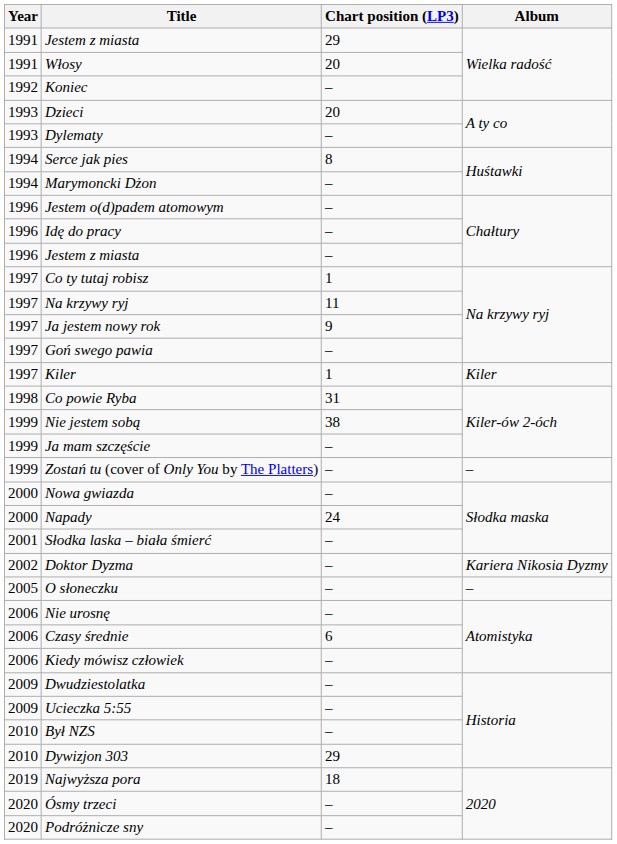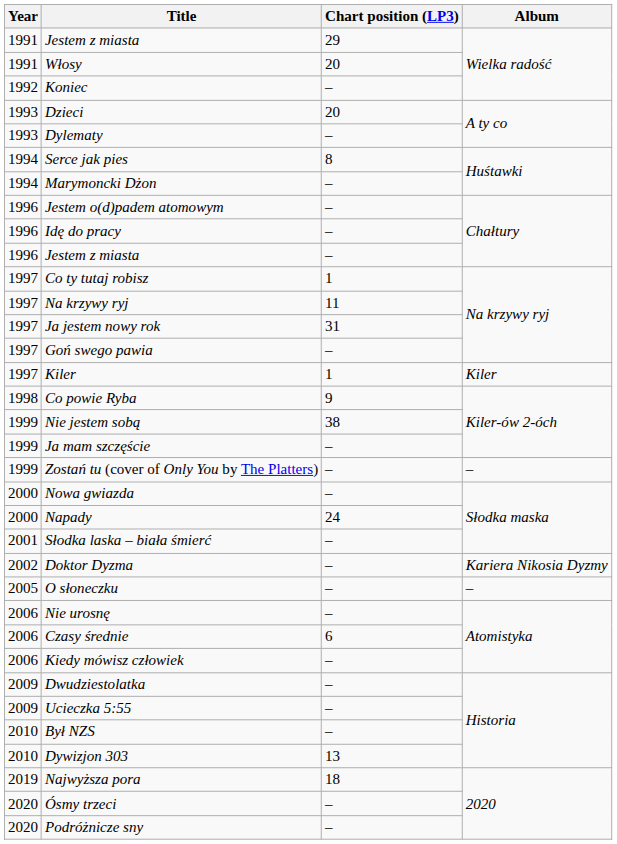(329, 326) 9 -> (333, 326) 31
(333, 398) 31 -> (329, 398) 9
(333, 755) 29 -> (333, 755) 13
